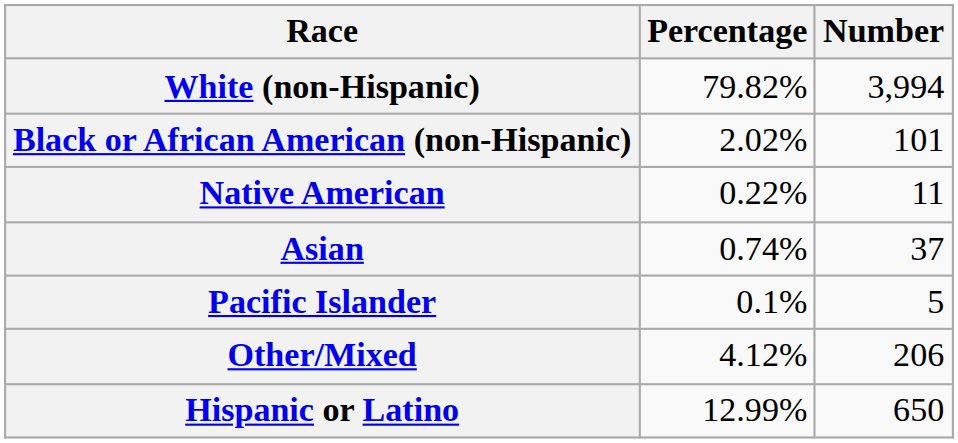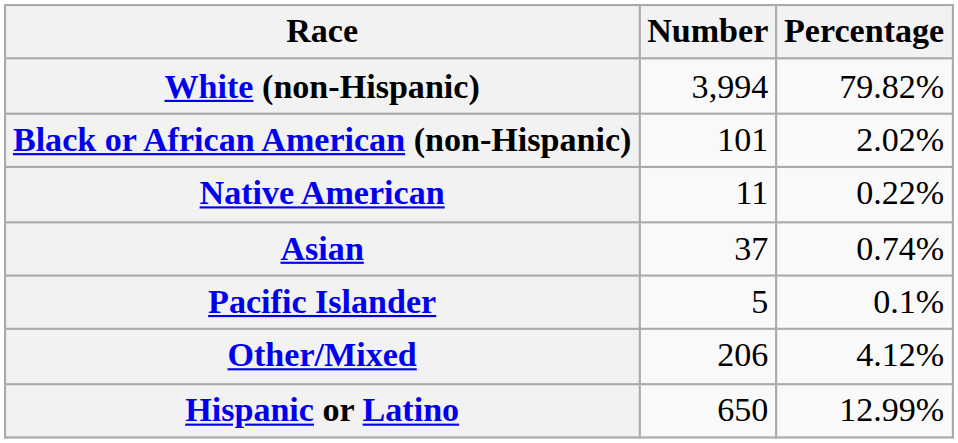columns swapped: (884, 31) <-> (727, 31)
